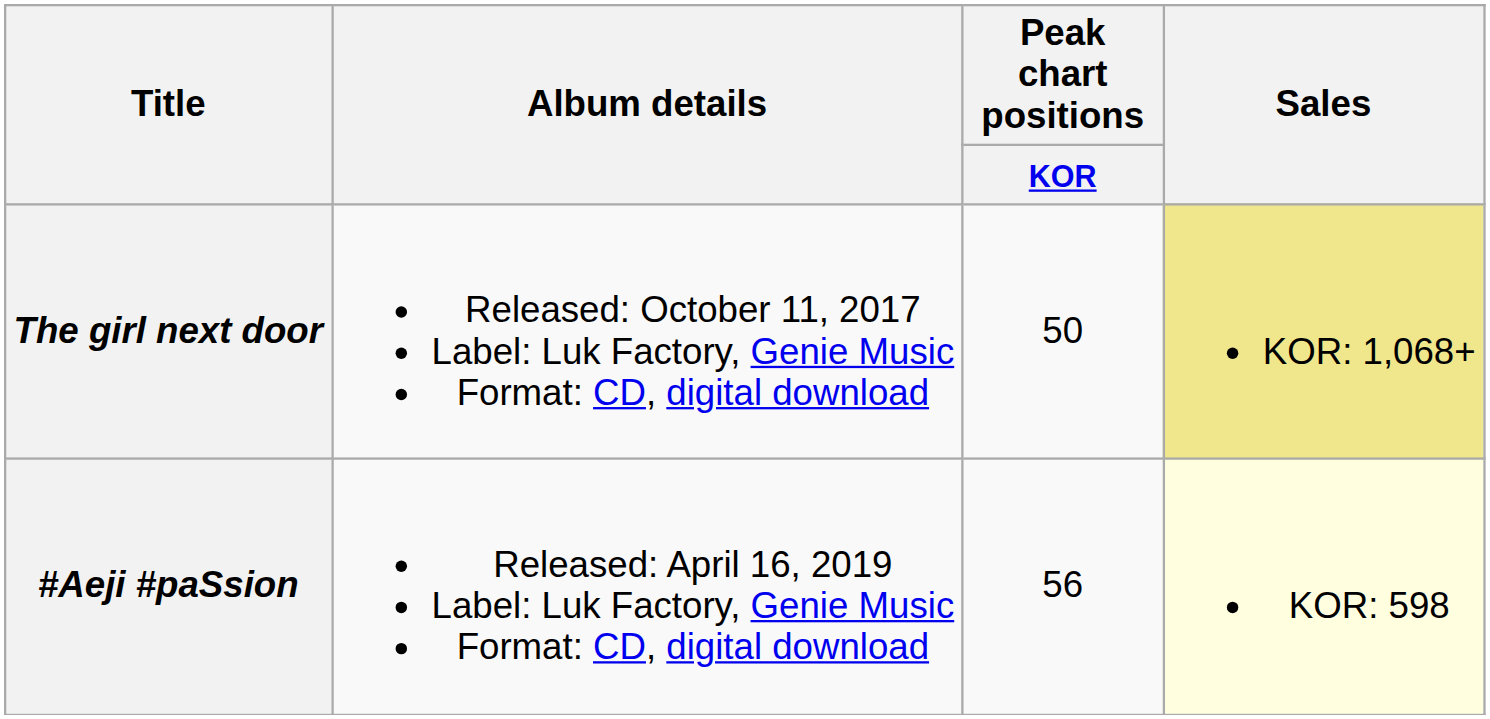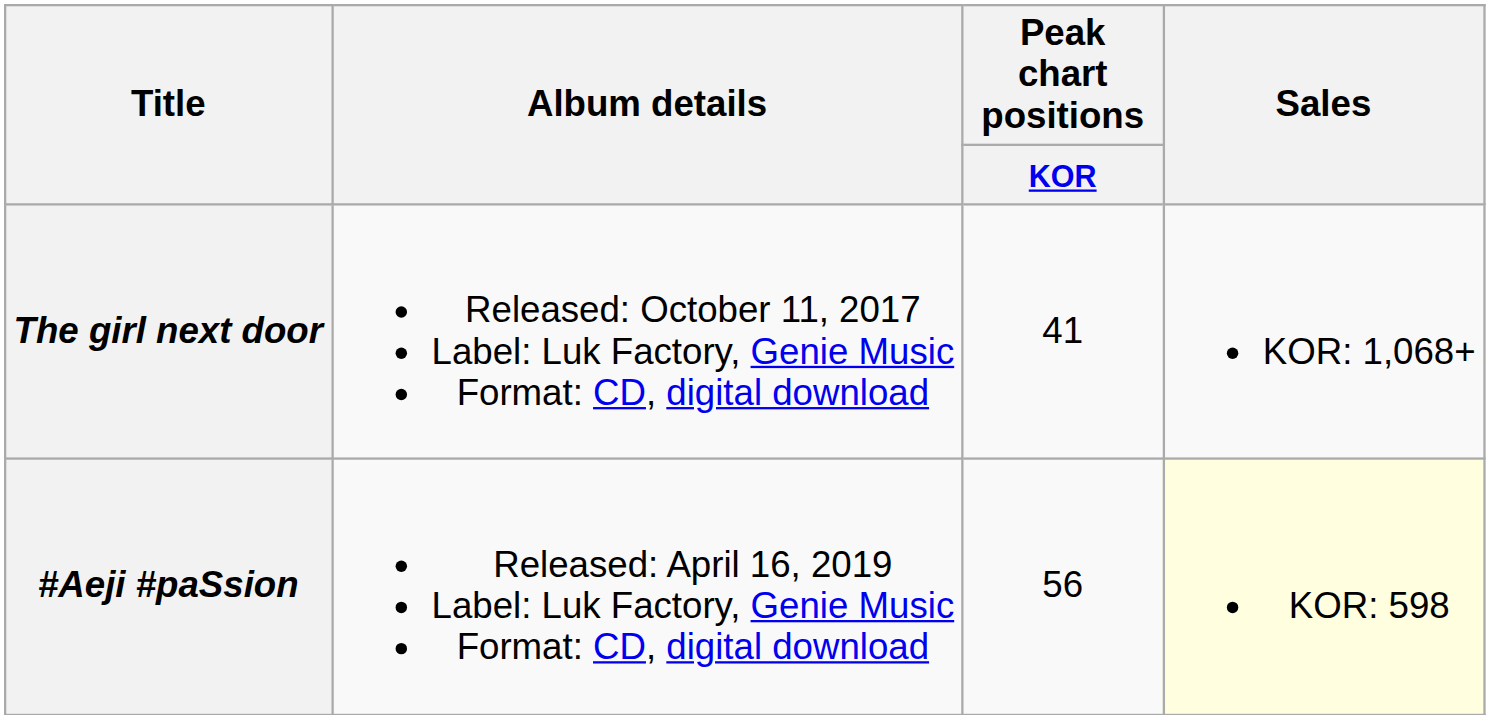(1063, 330) 50 -> (1063, 330) 41
(1323, 352) khaki background -> (1323, 352) no background
